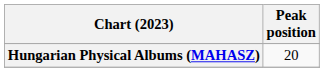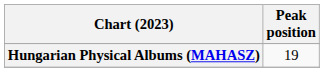(291, 55) 20 -> (291, 55) 19
